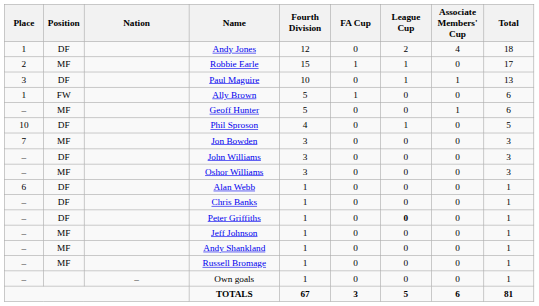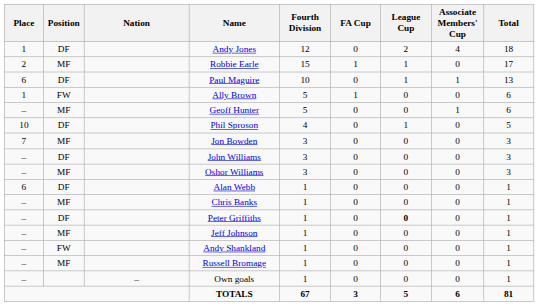(24, 80) 3 -> (24, 80) 6
(64, 202) DF -> (64, 202) MF
(64, 248) MF -> (64, 248) FW
